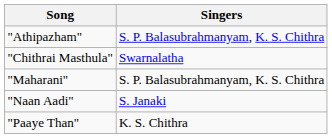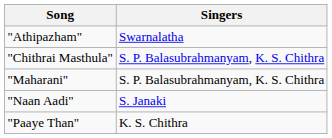(222, 37) S. P. Balasubrahmanyam, K. S. Chithra -> (151, 37) Swarnalatha
(151, 58) Swarnalatha -> (222, 58) S. P. Balasubrahmanyam, K. S. Chithra
